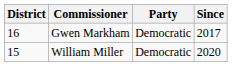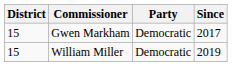(13, 33) 16 -> (13, 33) 15
(209, 52) 2020 -> (209, 52) 2019
